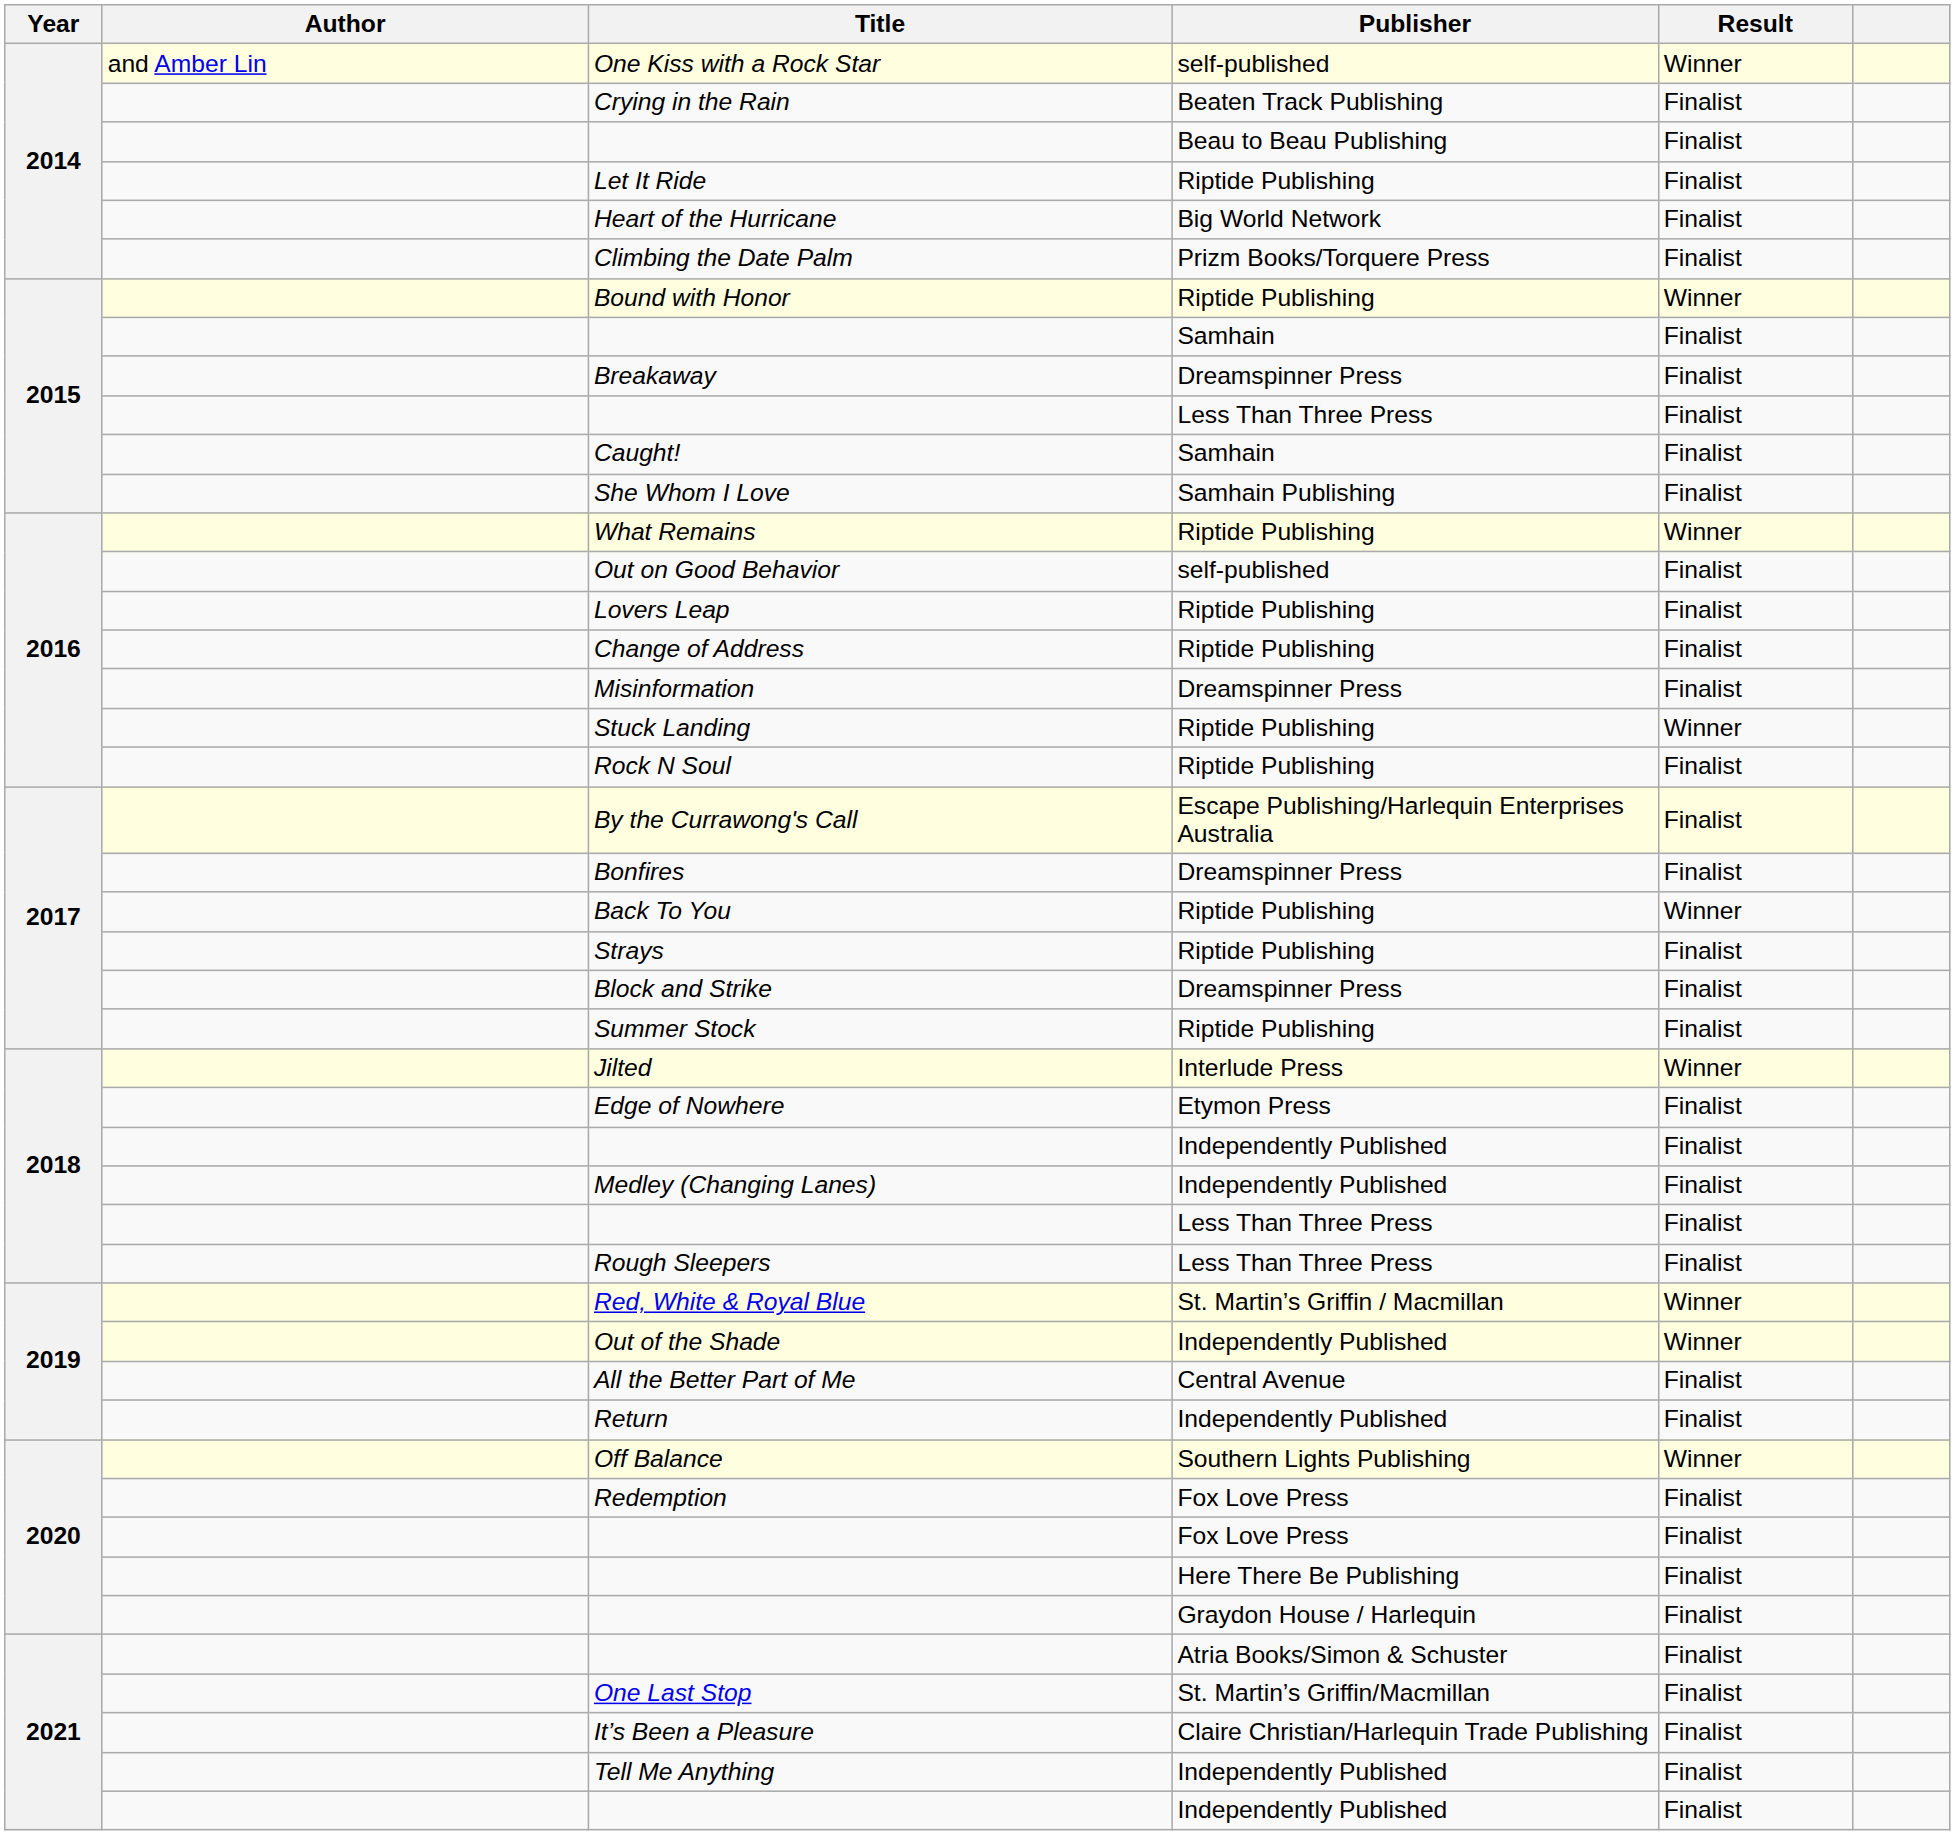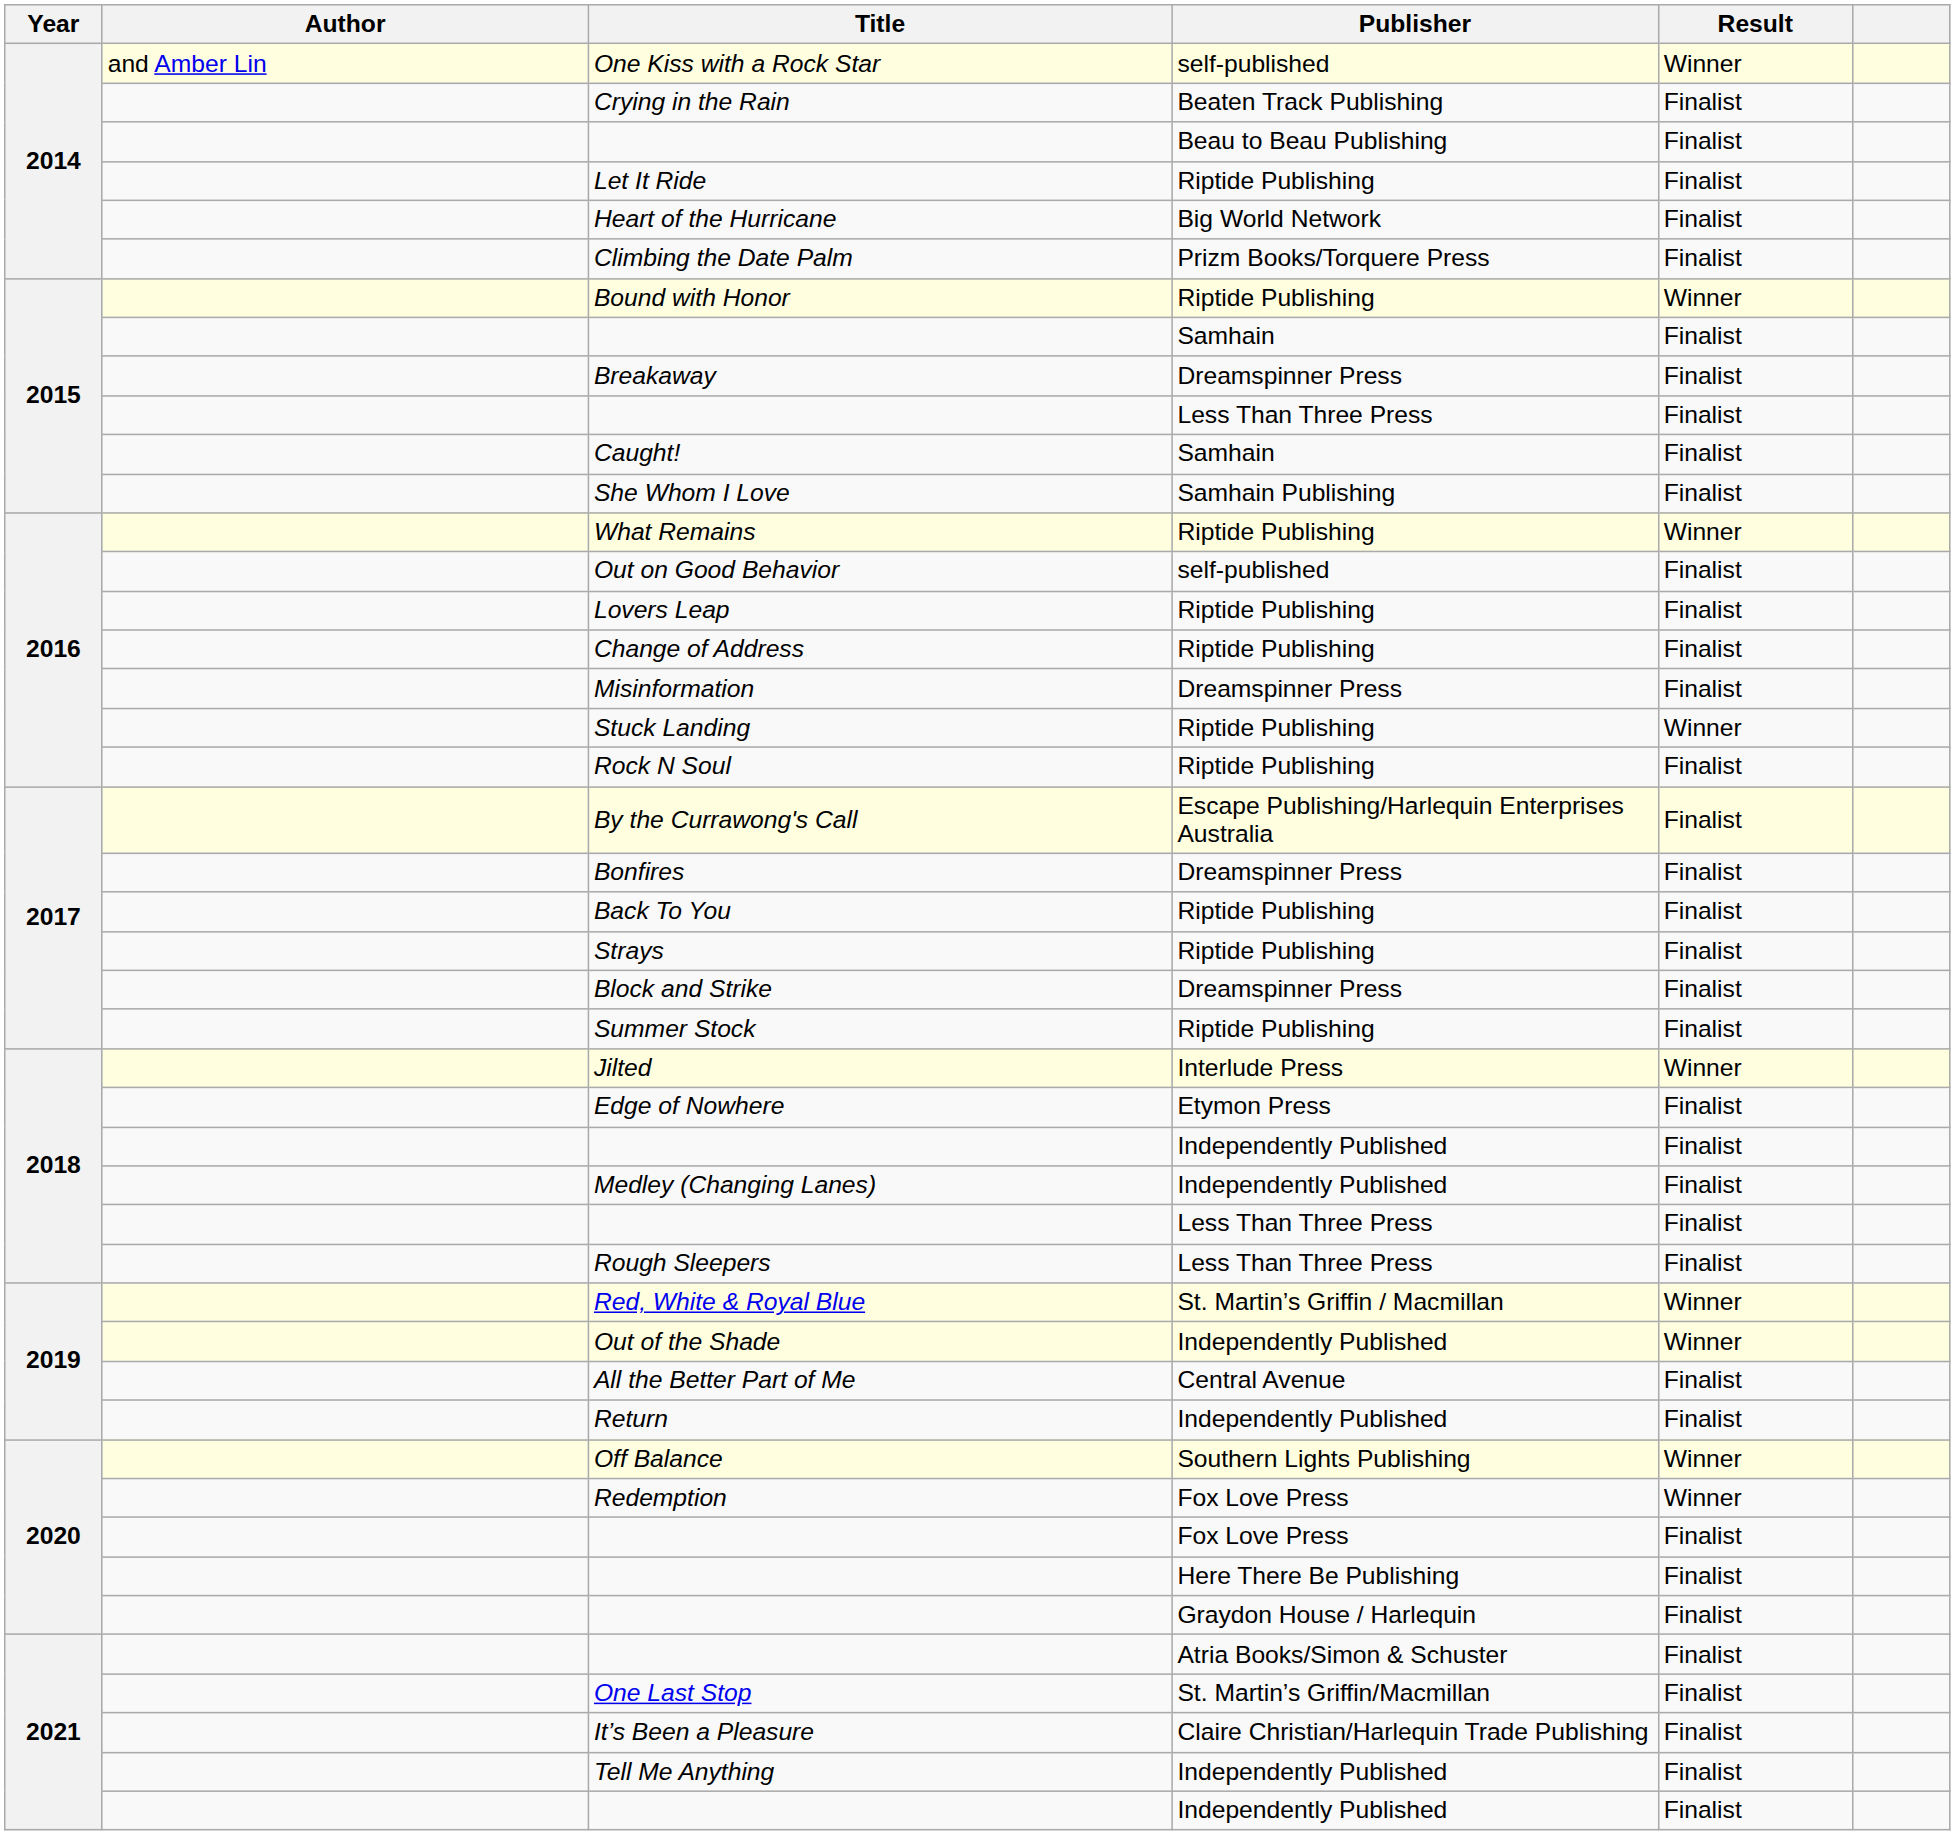(1703, 911) Winner -> (1703, 911) Finalist
(1703, 1497) Finalist -> (1703, 1497) Winner
